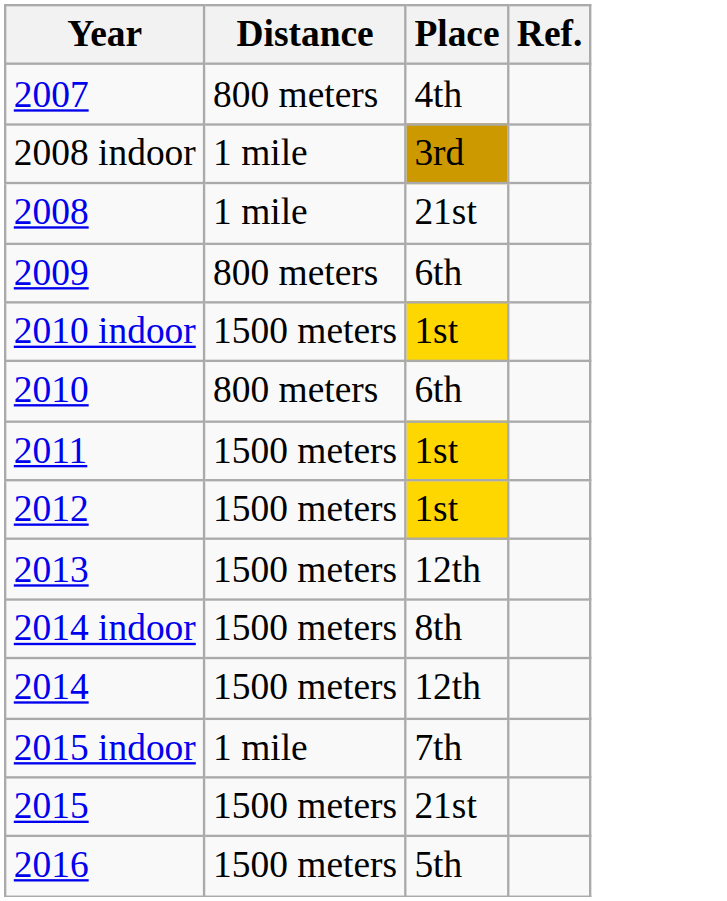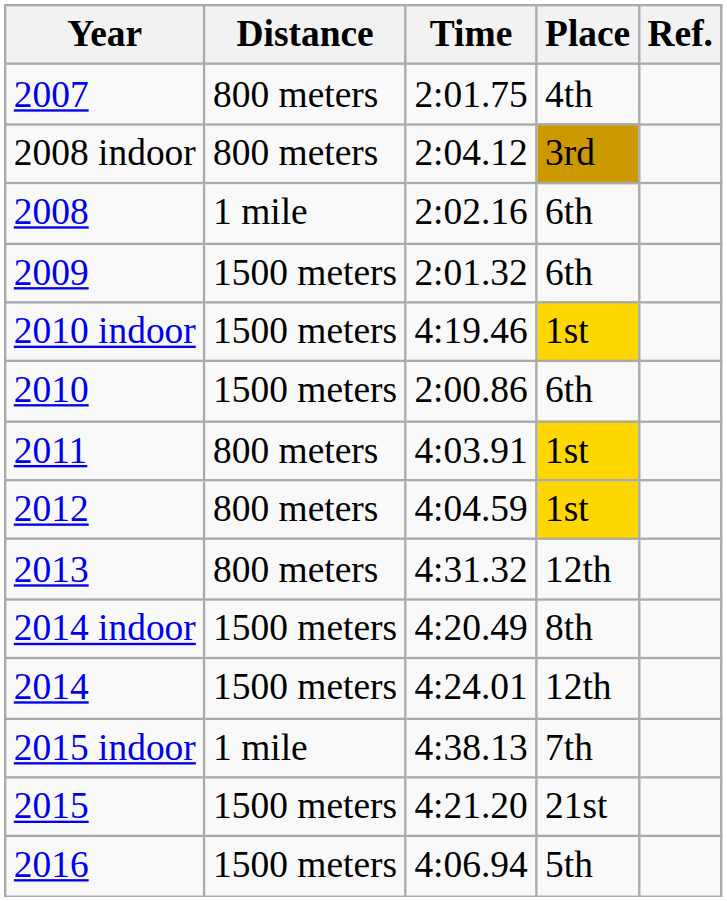+ column: (471, 34)
(260, 152) 1 mile -> (296, 152) 800 meters
(446, 212) 21st -> (569, 212) 6th
(296, 271) 800 meters -> (305, 271) 1500 meters
(296, 390) 800 meters -> (305, 390) 1500 meters
(305, 449) 1500 meters -> (296, 449) 800 meters
(305, 509) 1500 meters -> (296, 509) 800 meters
(305, 568) 1500 meters -> (296, 568) 800 meters
